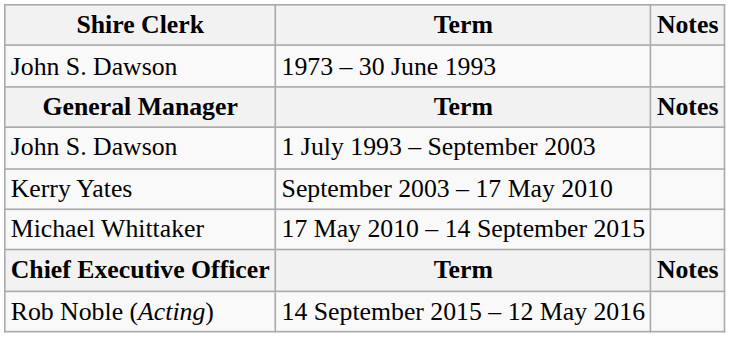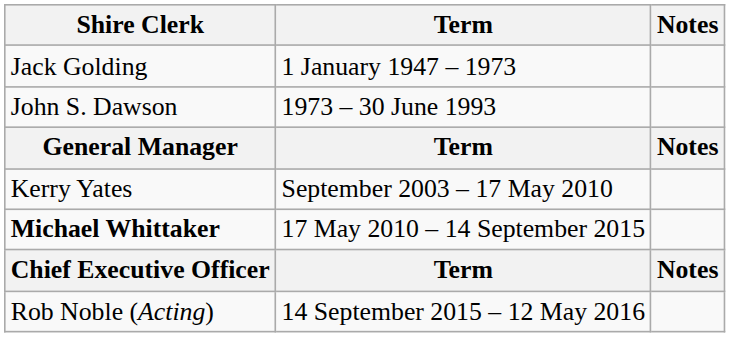+ row: (399, 65)
- row: (439, 147)
(107, 229) normal -> (115, 229) bold
